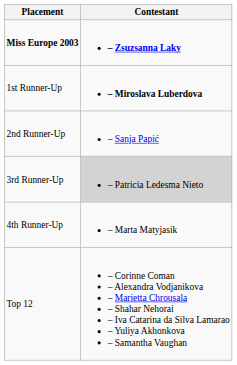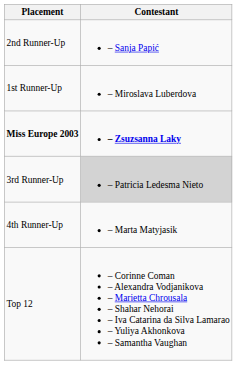rows swapped: (43, 42) <-> (36, 134)
(156, 94) bold -> (156, 94) normal
